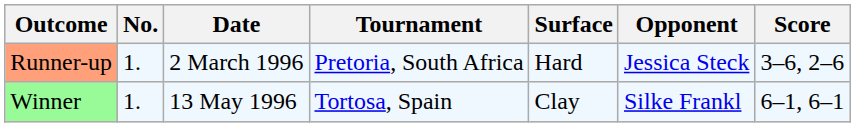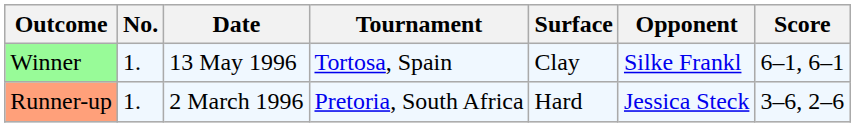rows swapped: (61, 62) <-> (46, 100)
